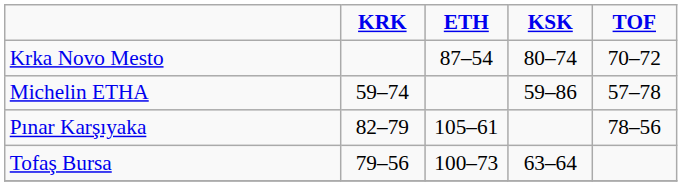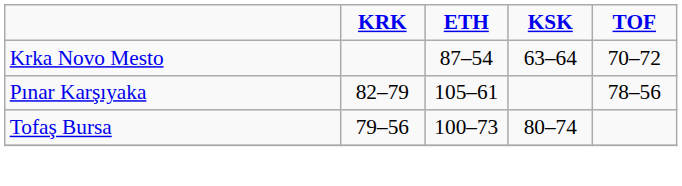(550, 57) 80–74 -> (550, 57) 63–64
- row: (79, 92)
(550, 163) 63–64 -> (550, 127) 80–74
